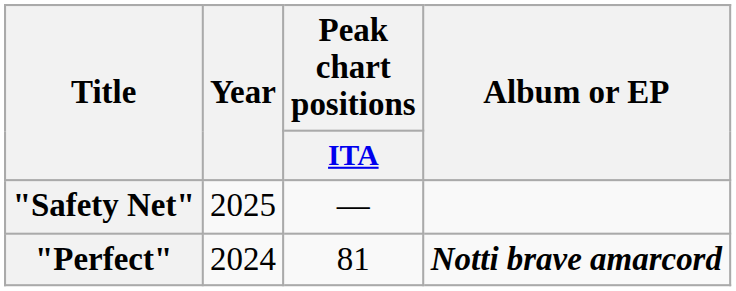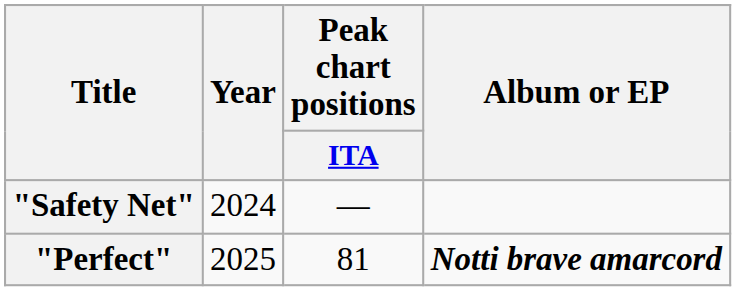(243, 205) 2025 -> (243, 205) 2024
(243, 258) 2024 -> (243, 258) 2025
